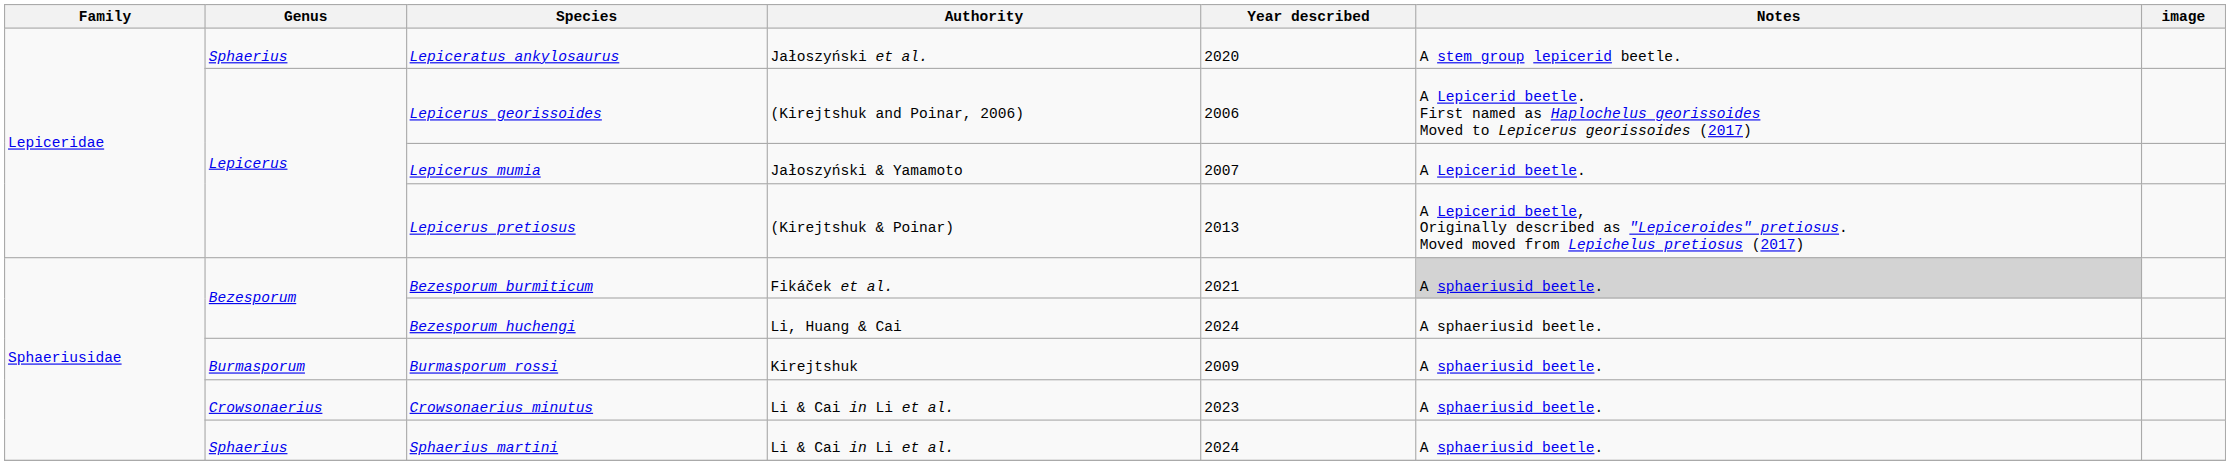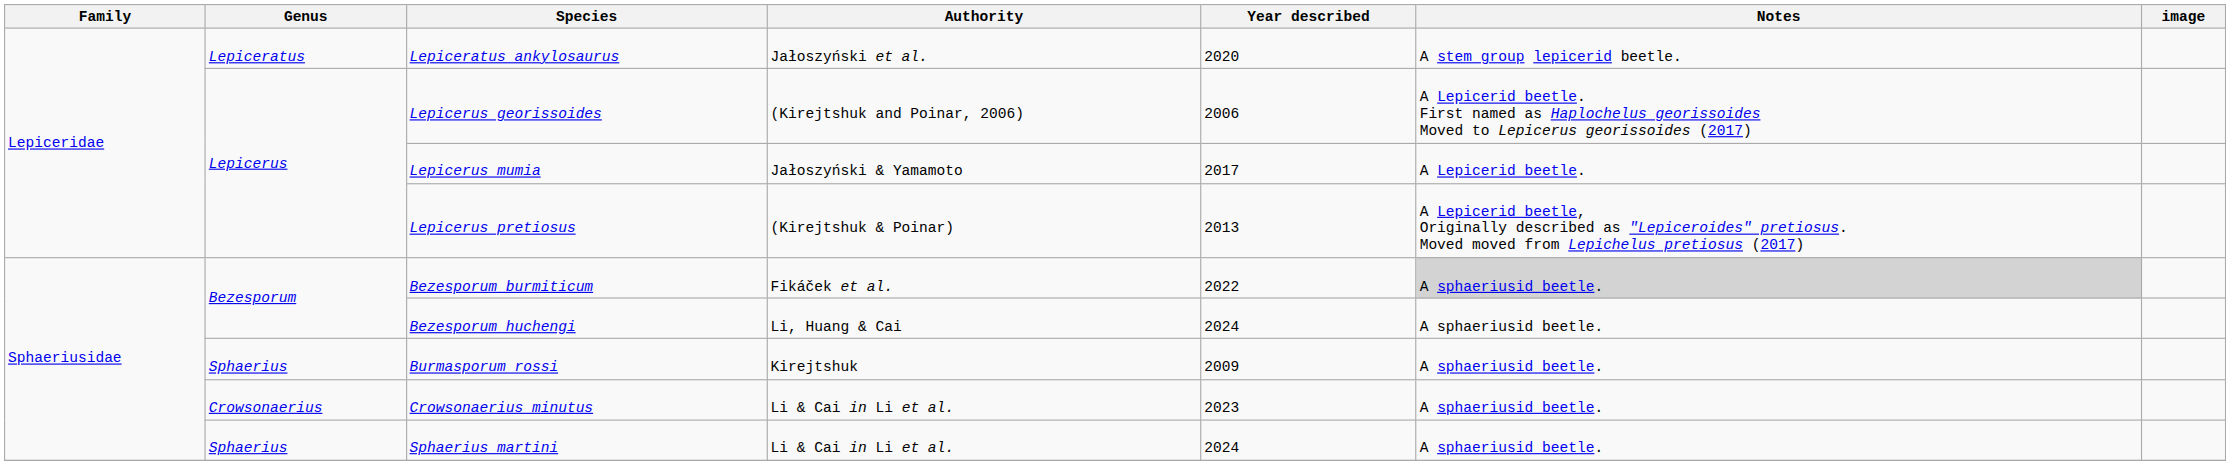(248, 57) Sphaerius -> (257, 57) Lepiceratus
(1222, 172) 2007 -> (1222, 172) 2017
(1222, 286) 2021 -> (1222, 286) 2022
(257, 367) Burmasporum -> (248, 367) Sphaerius
